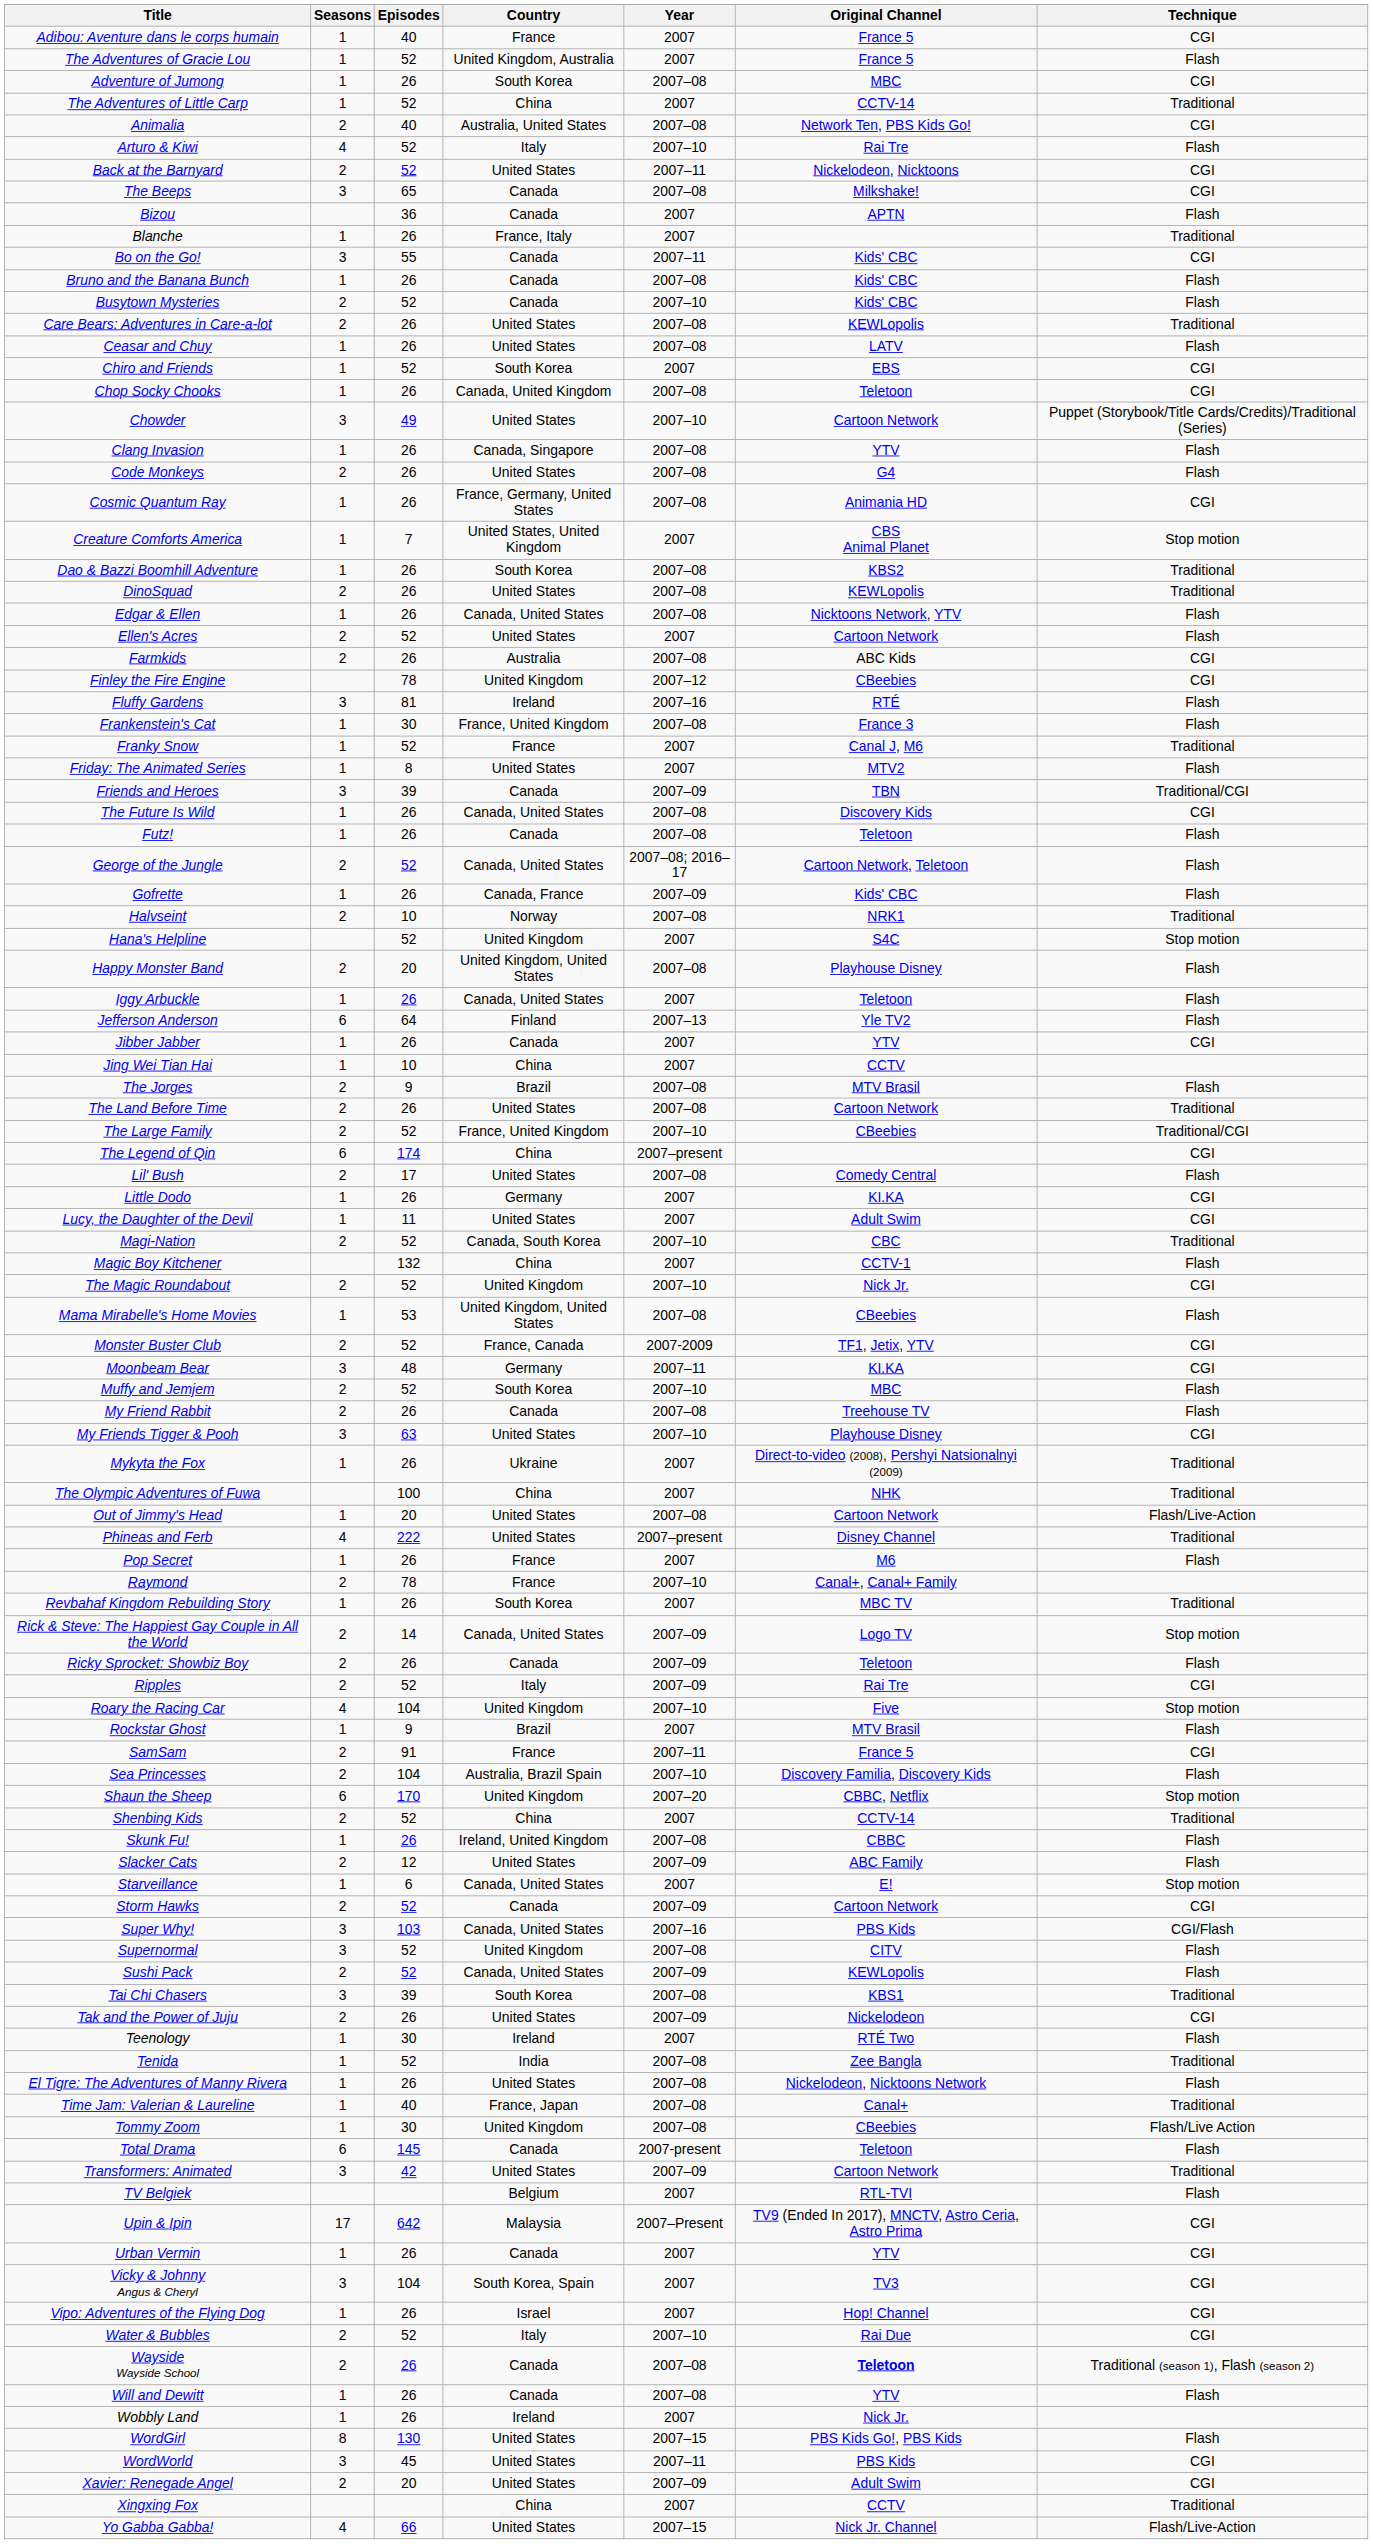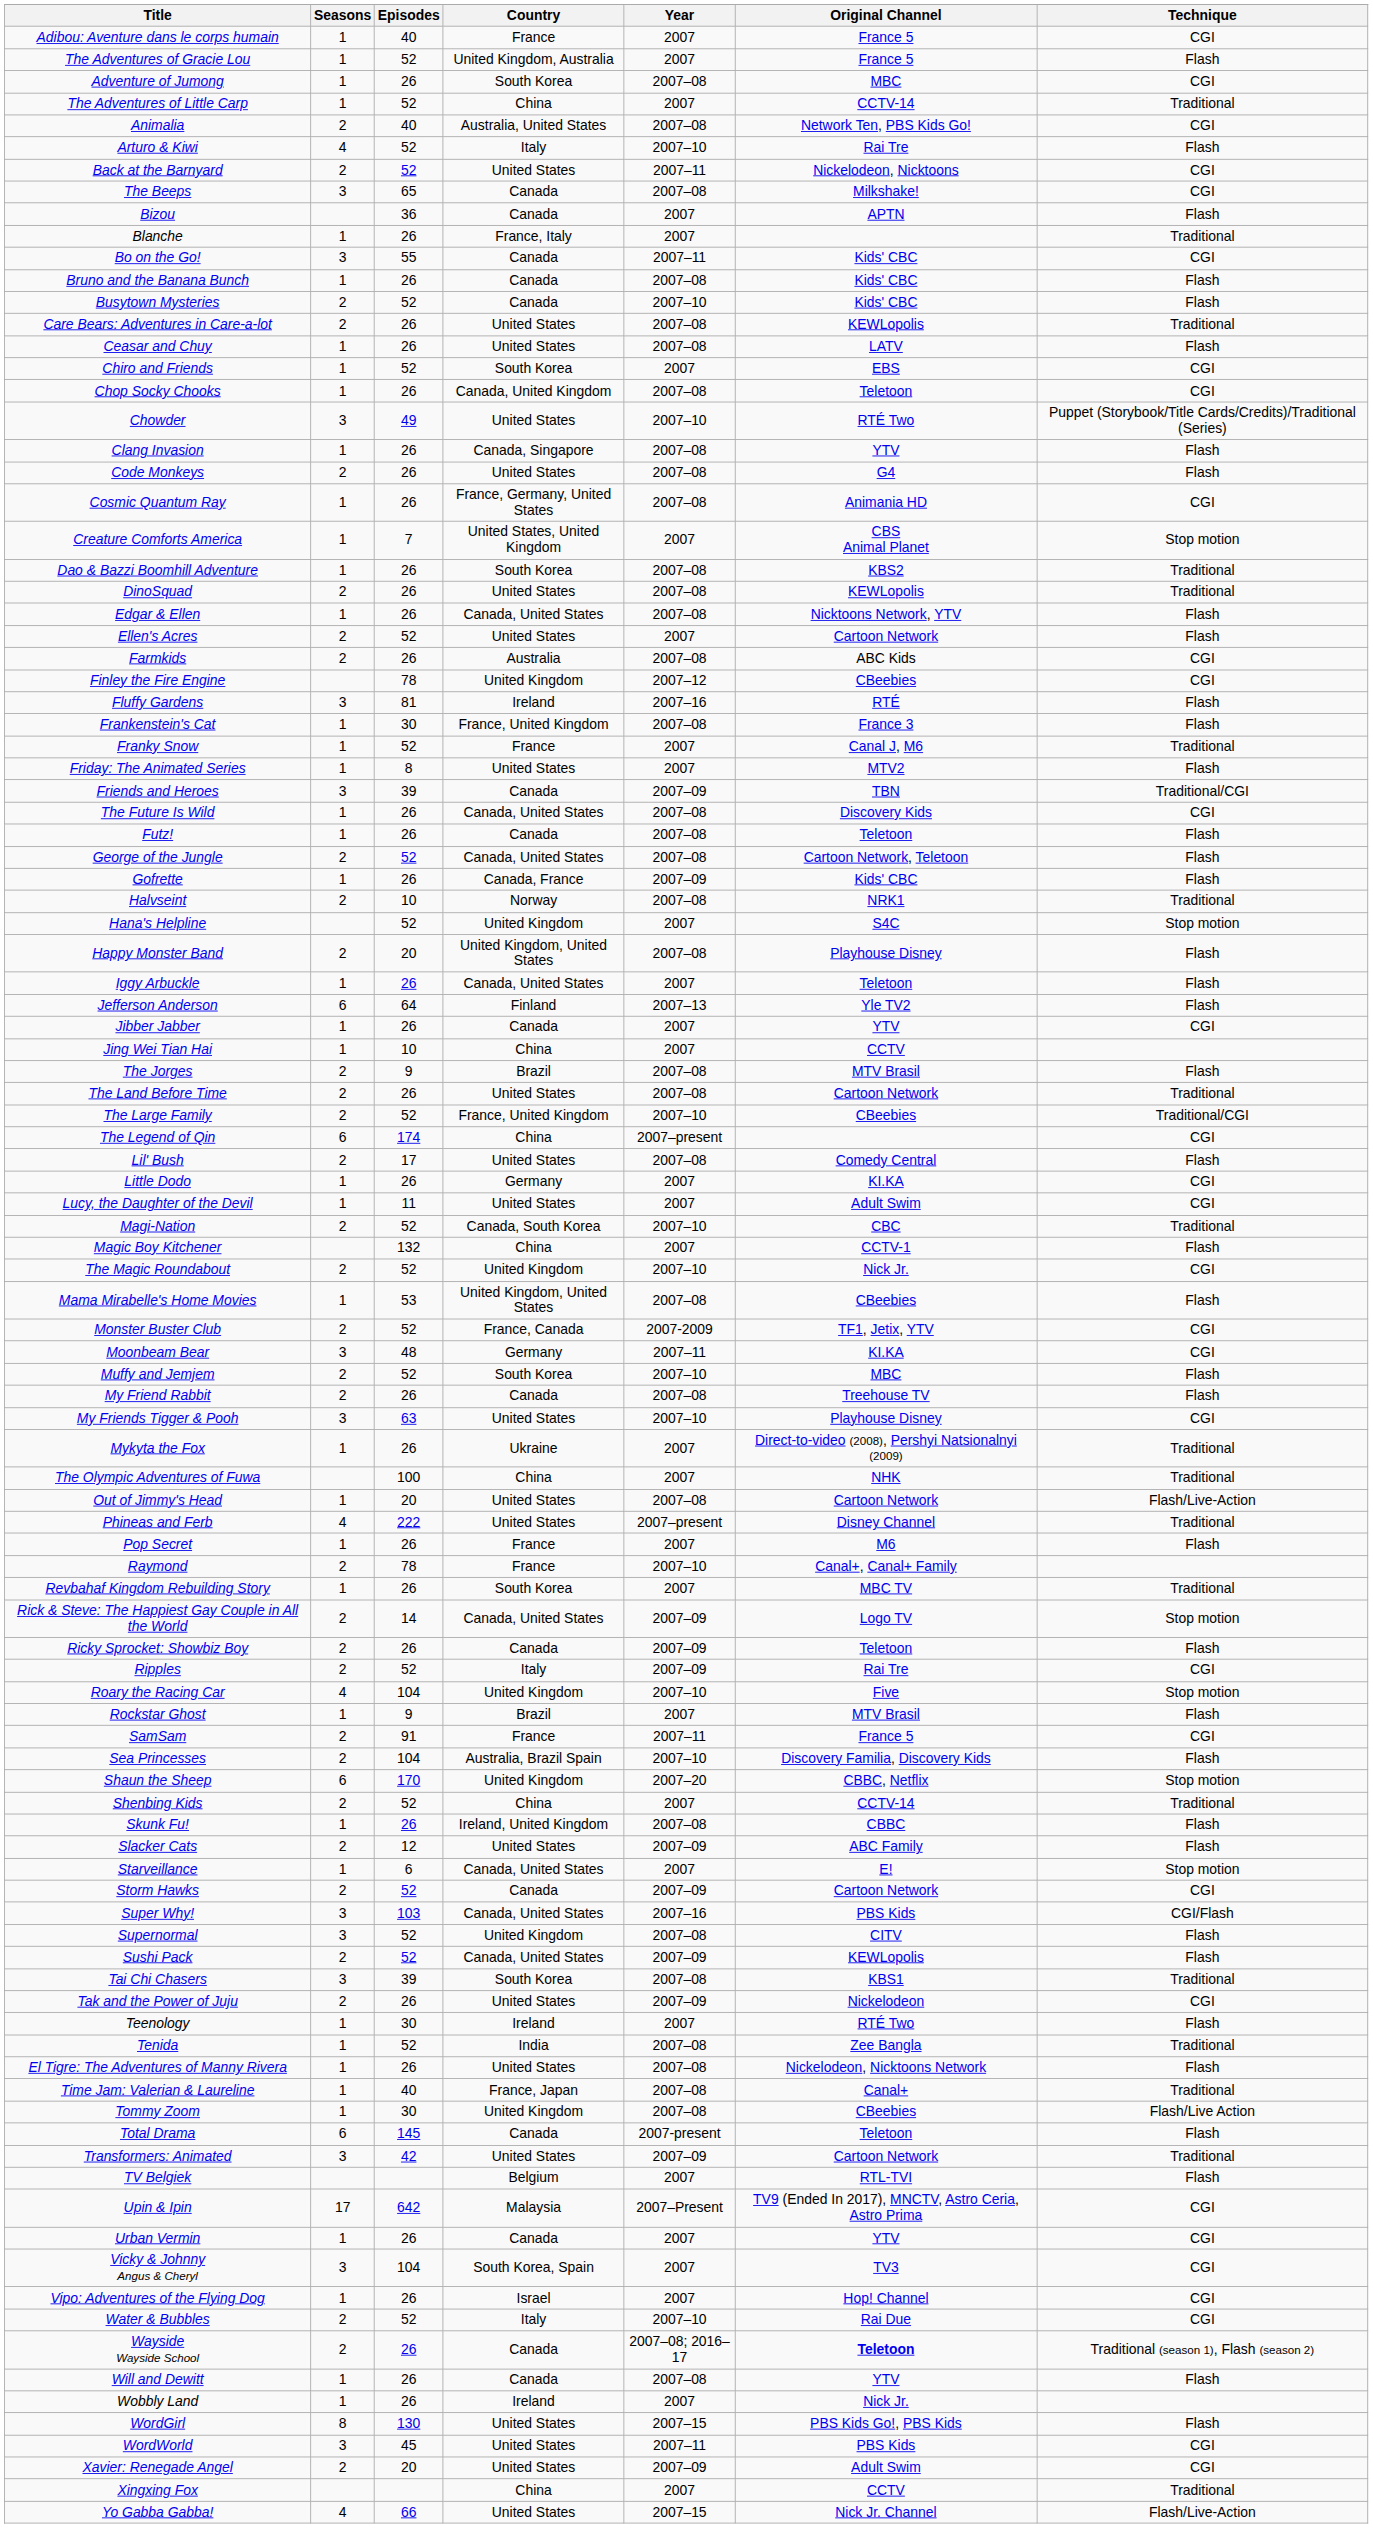(886, 420) Cartoon Network -> (886, 420) RTÉ Two
(680, 865) 2007–08; 2016–17 -> (680, 857) 2007–08
(680, 2365) 2007–08 -> (680, 2349) 2007–08; 2016–17
